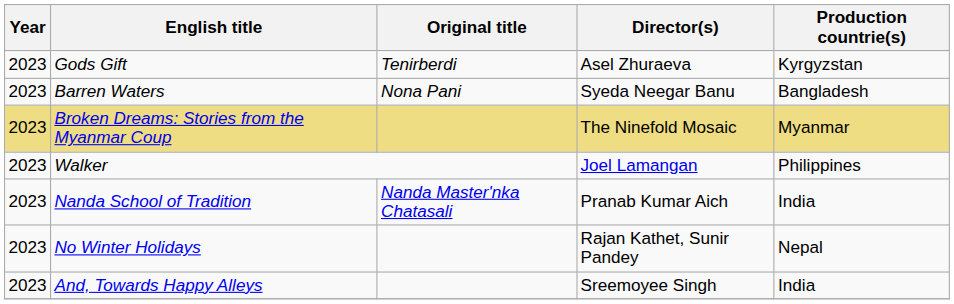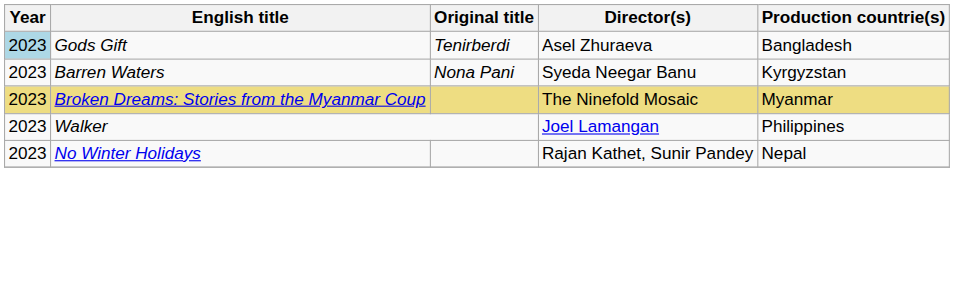(28, 64) no background -> (28, 45) lightblue background
(820, 64) Kyrgyzstan -> (807, 45) Bangladesh
(823, 91) Bangladesh -> (804, 72) Kyrgyzstan
- row: (153, 201)
- row: (158, 285)
